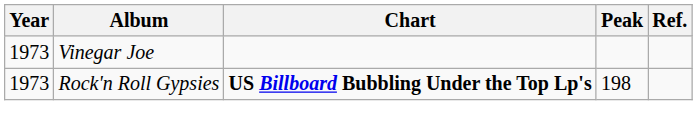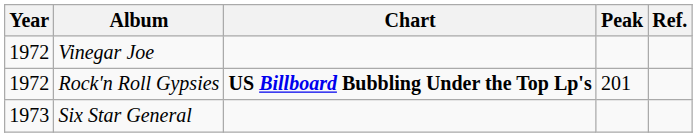(29, 52) 1973 -> (29, 52) 1972
(29, 83) 1973 -> (29, 83) 1972
(616, 83) 198 -> (616, 83) 201
+ row: (125, 115)
